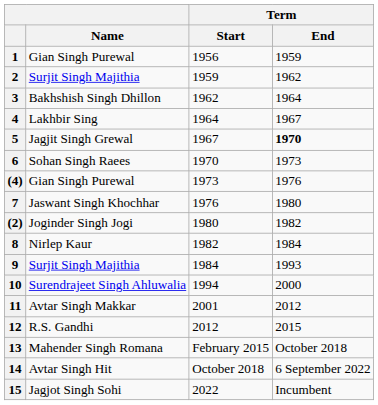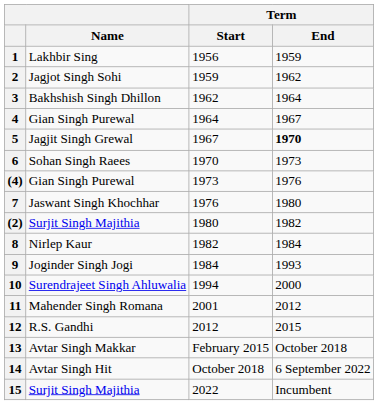(82, 56) Gian Singh Purewal -> (63, 56) Lakhbir Sing
(84, 77) Surjit Singh Majithia -> (75, 77) Jagjot Singh Sohi
(63, 118) Lakhbir Sing -> (82, 118) Gian Singh Purewal
(81, 222) Joginder Singh Jogi -> (84, 222) Surjit Singh Majithia
(84, 264) Surjit Singh Majithia -> (81, 264) Joginder Singh Jogi
(82, 306) Avtar Singh Makkar -> (96, 306) Mahender Singh Romana
(96, 347) Mahender Singh Romana -> (82, 347) Avtar Singh Makkar
(75, 389) Jagjot Singh Sohi -> (84, 389) Surjit Singh Majithia
